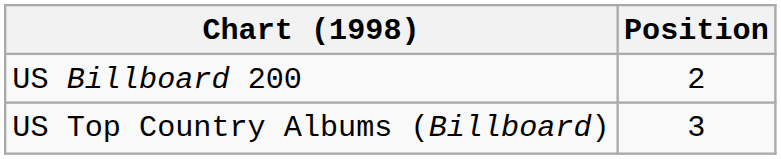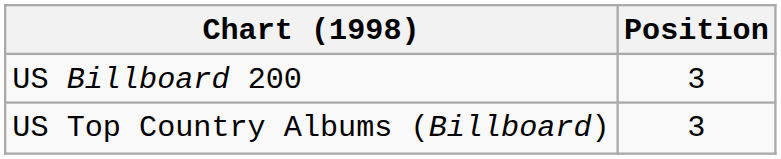(696, 79) 2 -> (696, 79) 3
